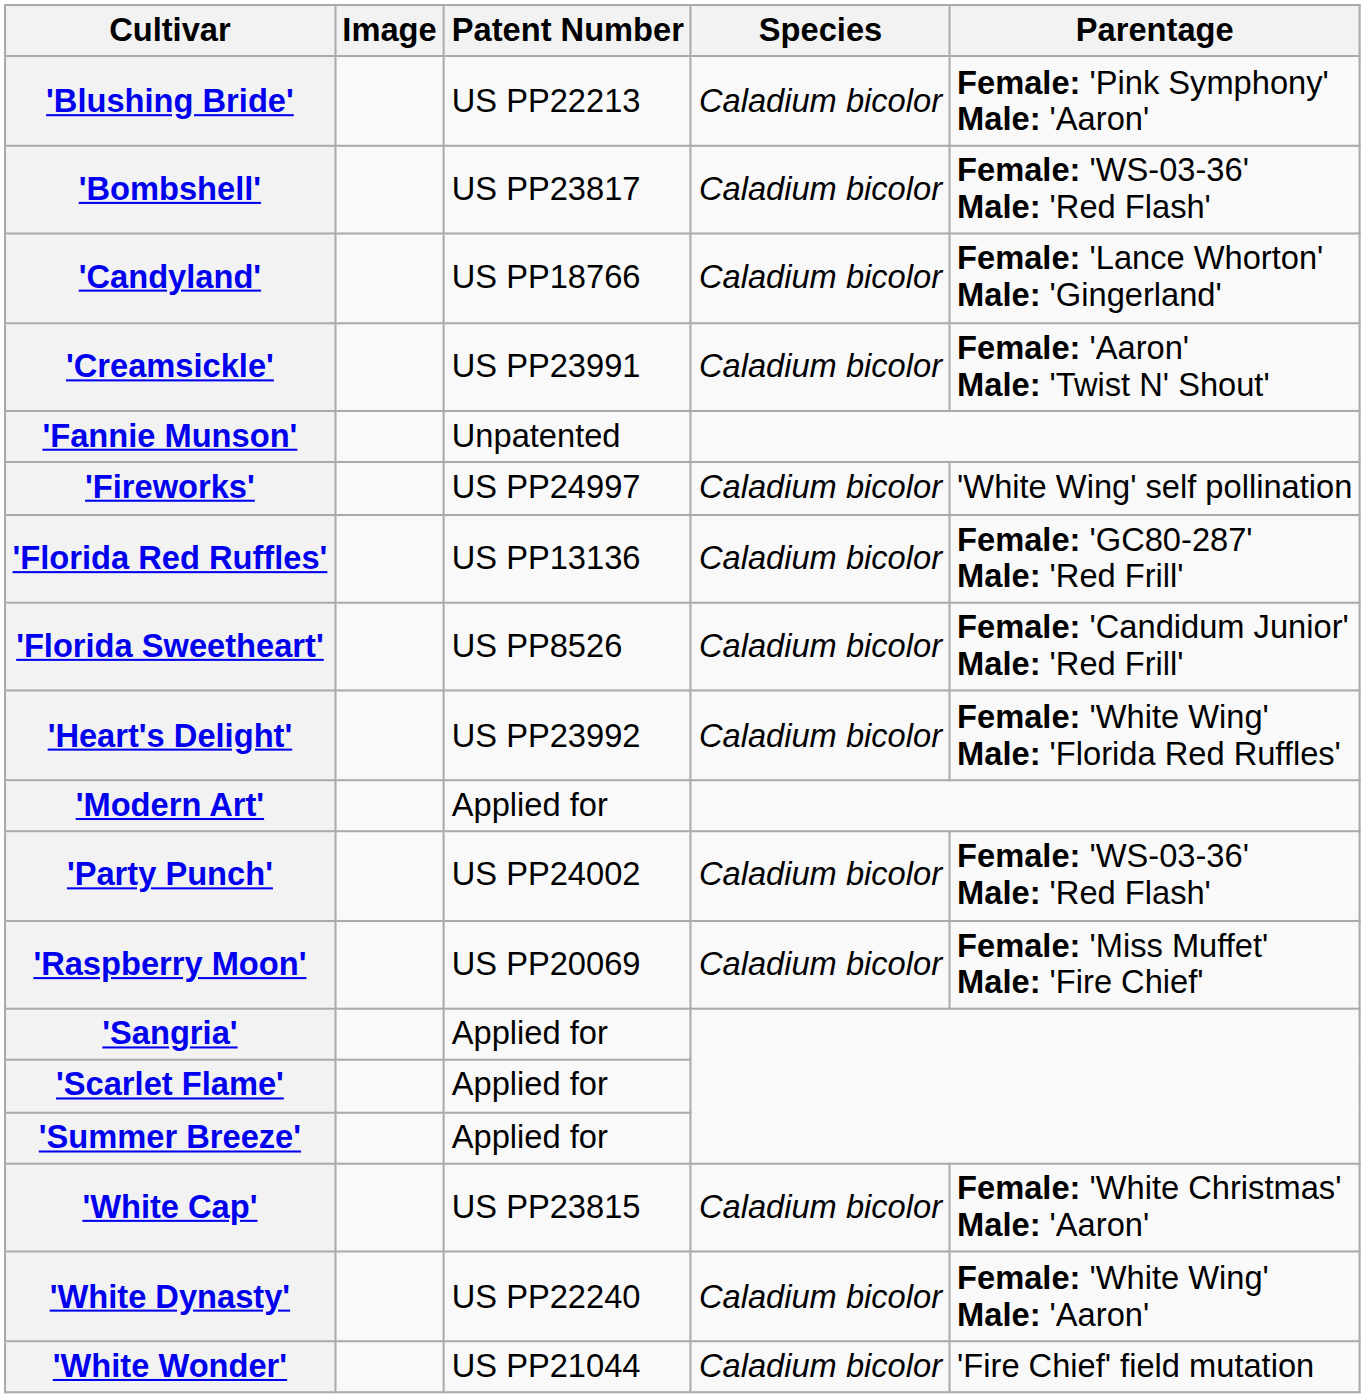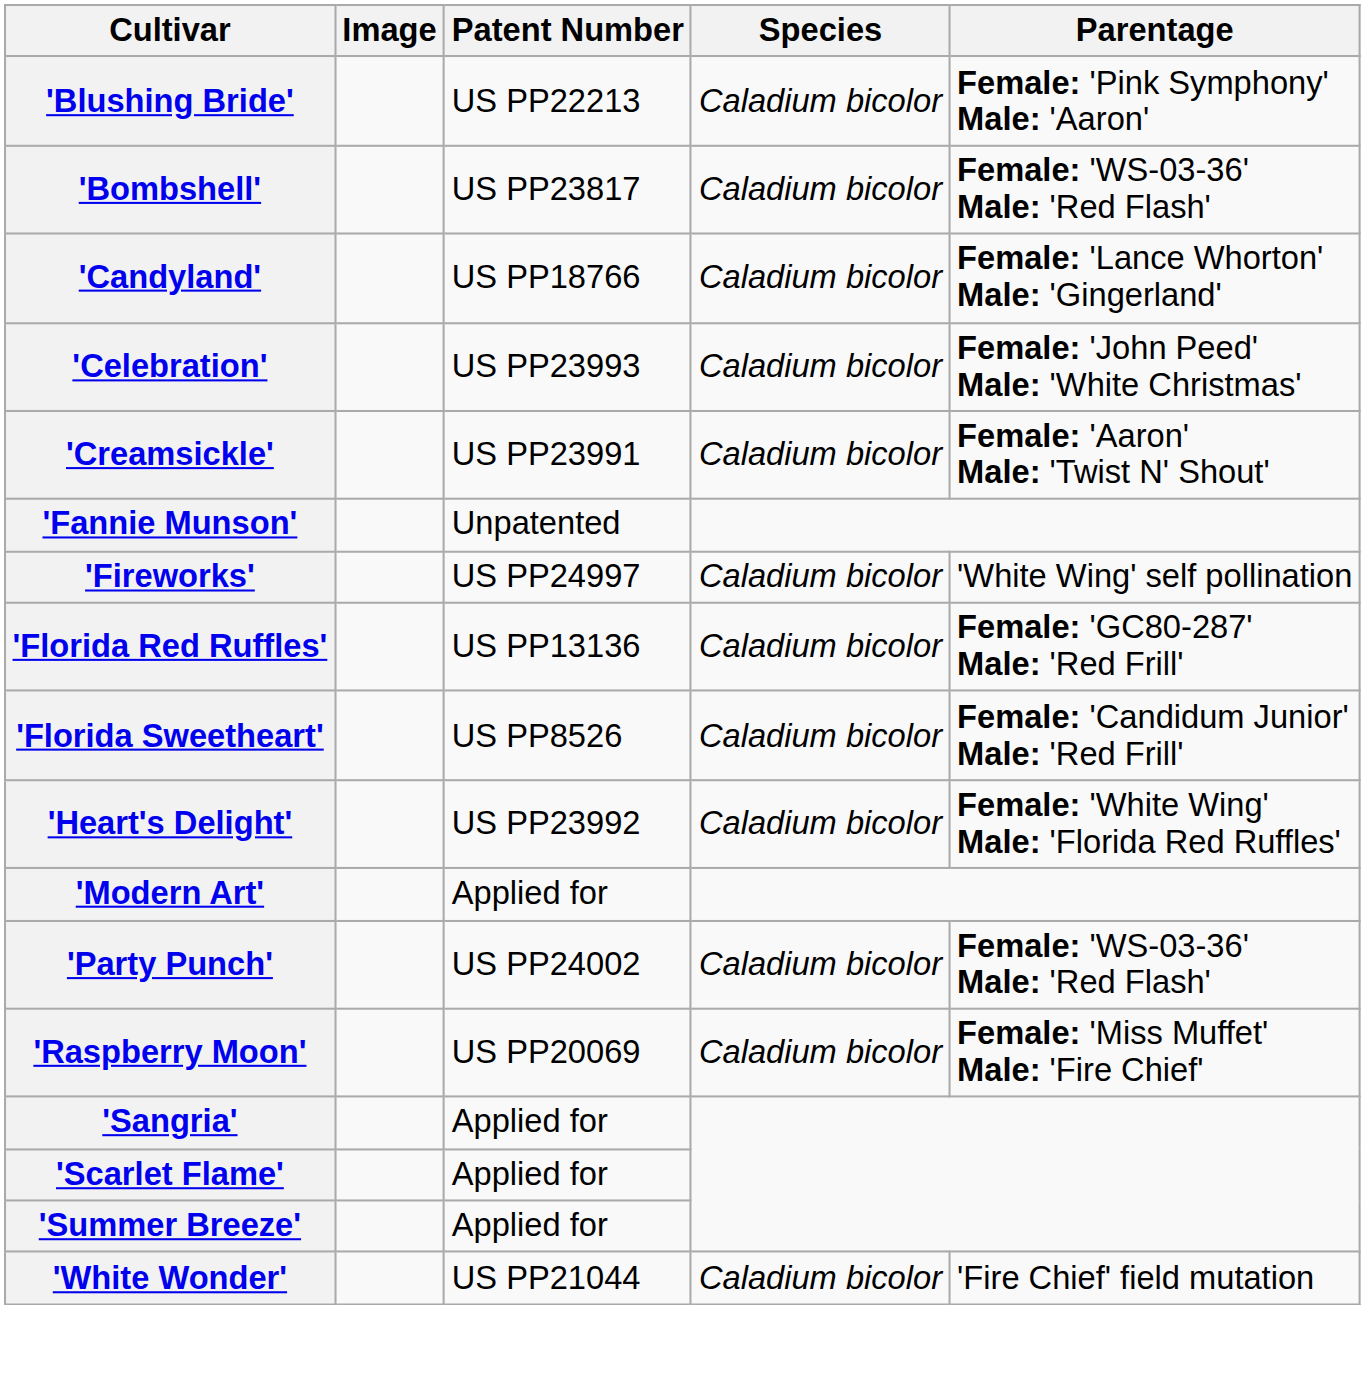+ row: (170, 365)
- row: (170, 1207)
- row: (170, 1295)
